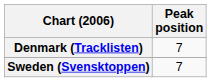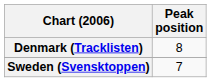(179, 47) 7 -> (179, 47) 8
